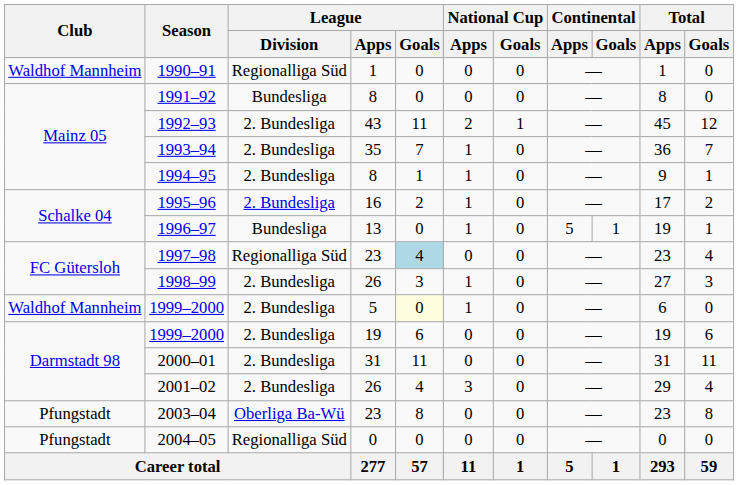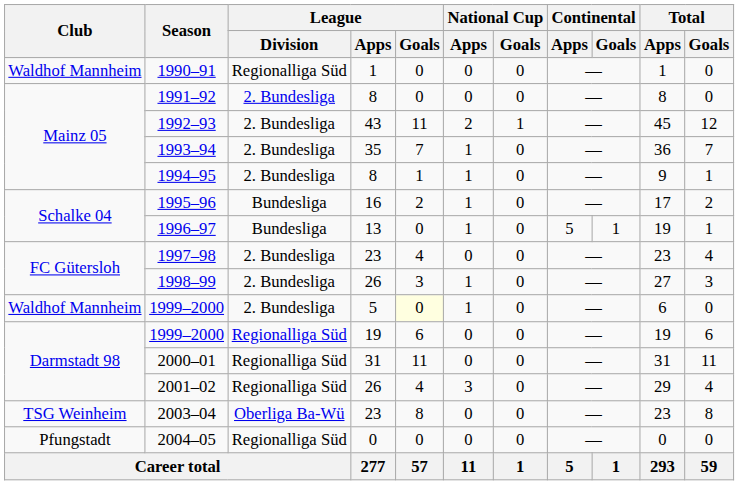(289, 96) Bundesliga -> (289, 96) 2. Bundesliga
(289, 202) 2. Bundesliga -> (289, 202) Bundesliga
(289, 255) Regionalliga Süd -> (289, 255) 2. Bundesliga
(419, 255) lightblue background -> (419, 255) no background
(289, 334) 2. Bundesliga -> (289, 334) Regionalliga Süd
(289, 360) 2. Bundesliga -> (289, 360) Regionalliga Süd
(289, 387) 2. Bundesliga -> (289, 387) Regionalliga Süd
(75, 413) Pfungstadt -> (75, 413) TSG Weinheim
